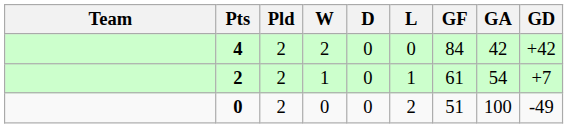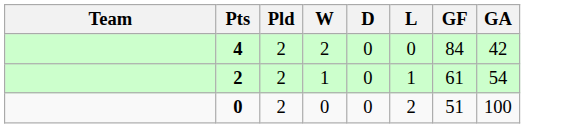- column: (541, 19)
